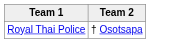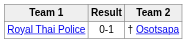+ column: (106, 13)
